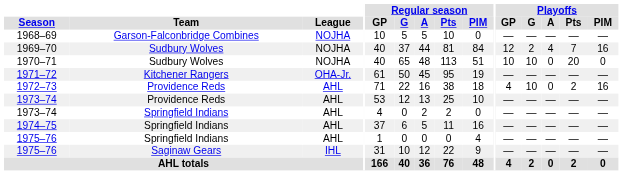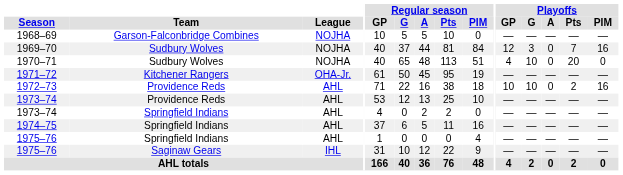(531, 48) 2 -> (531, 48) 3
(551, 48) 4 -> (551, 48) 0
(508, 61) 10 -> (508, 61) 4
(508, 87) 4 -> (508, 87) 10
